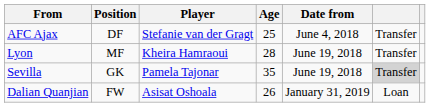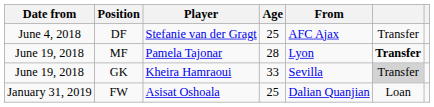columns swapped: (327, 14) <-> (48, 14)
(185, 53) Kheira Hamraoui -> (184, 53) Pamela Tajonar
(396, 53) normal -> (398, 53) bold
(180, 72) Pamela Tajonar -> (188, 72) Kheira Hamraoui
(269, 72) 35 -> (273, 72) 33
(269, 92) 26 -> (273, 92) 25
